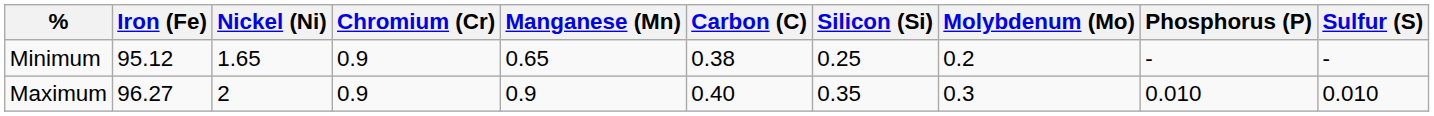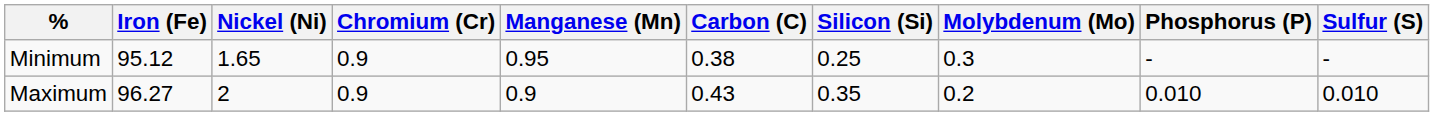(527, 57) 0.65 -> (527, 57) 0.95
(959, 57) 0.2 -> (959, 57) 0.3
(713, 93) 0.40 -> (713, 93) 0.43
(959, 93) 0.3 -> (959, 93) 0.2
